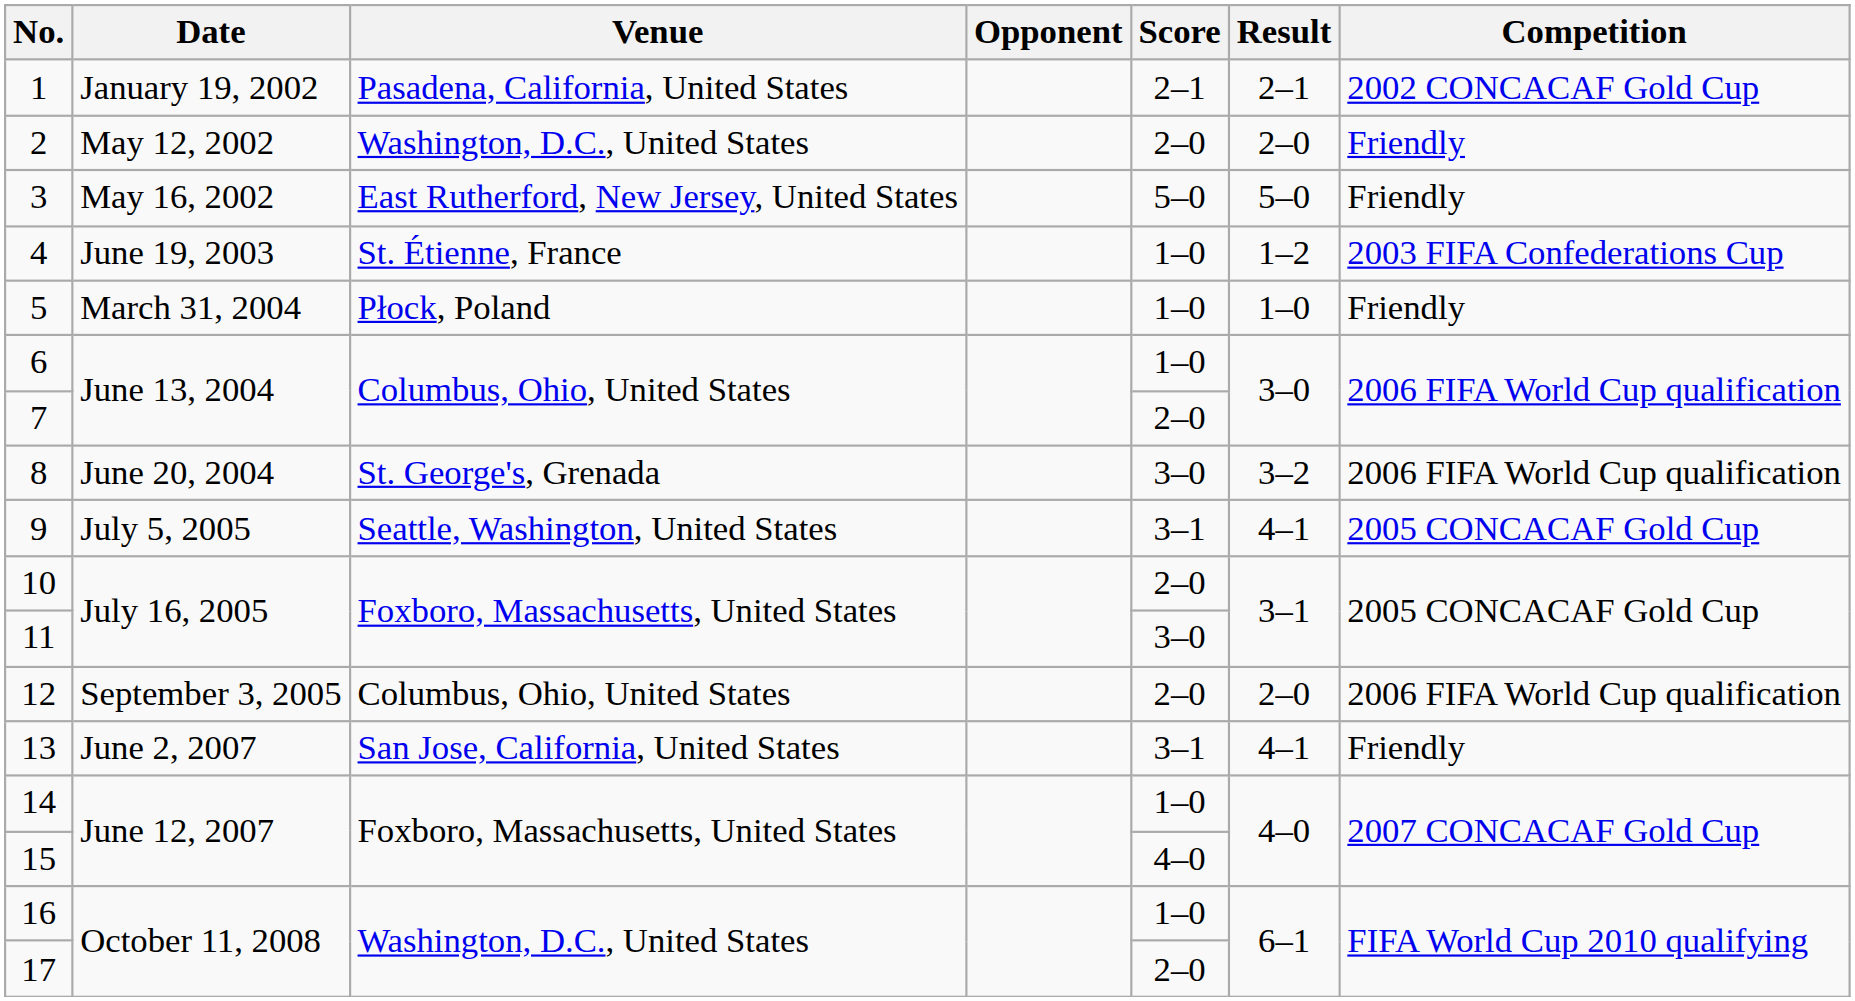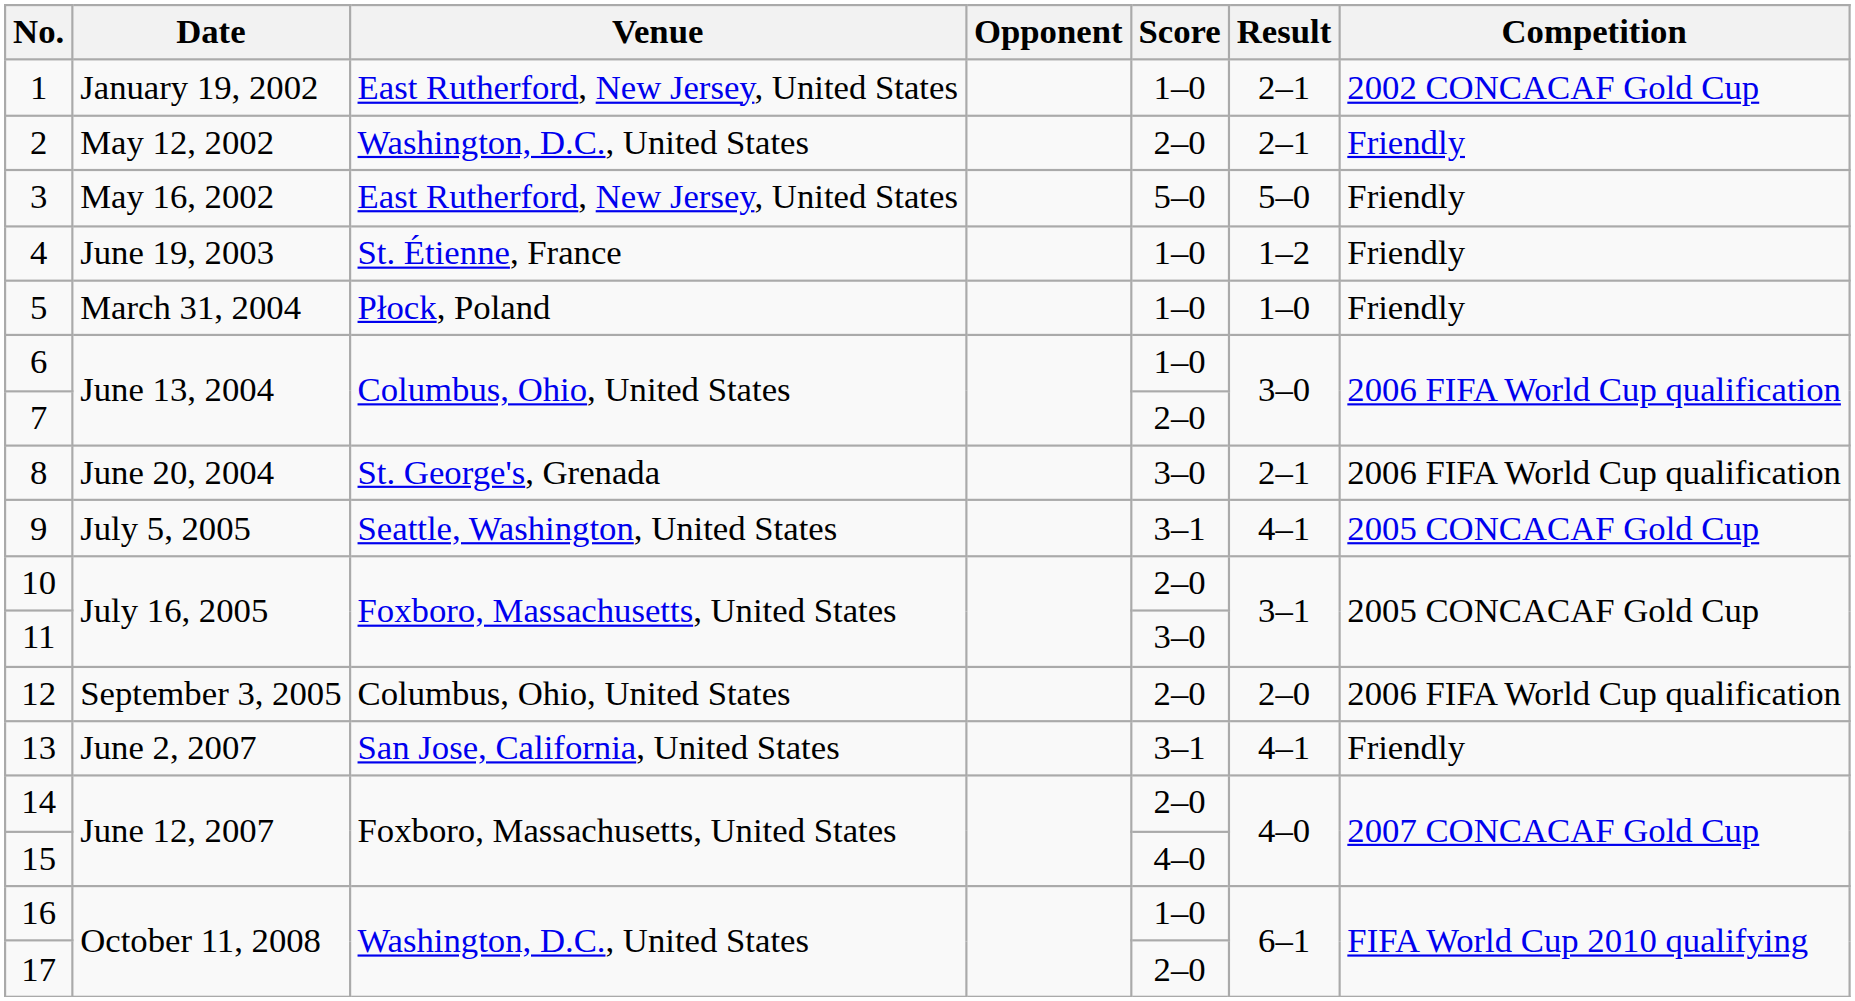(603, 87) Pasadena, California, United States -> (658, 87) East Rutherford, New Jersey, United States
(1180, 87) 2–1 -> (1180, 87) 1–0
(1284, 142) 2–0 -> (1284, 142) 2–1
(1565, 252) 2003 FIFA Confederations Cup -> (1406, 252) Friendly
(1284, 472) 3–2 -> (1284, 472) 2–1
(1180, 802) 1–0 -> (1180, 802) 2–0
